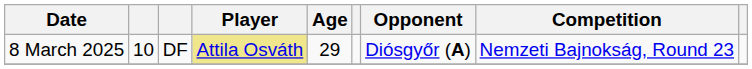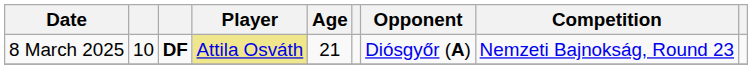(175, 50) normal -> (175, 50) bold
(330, 50) 29 -> (330, 50) 21
